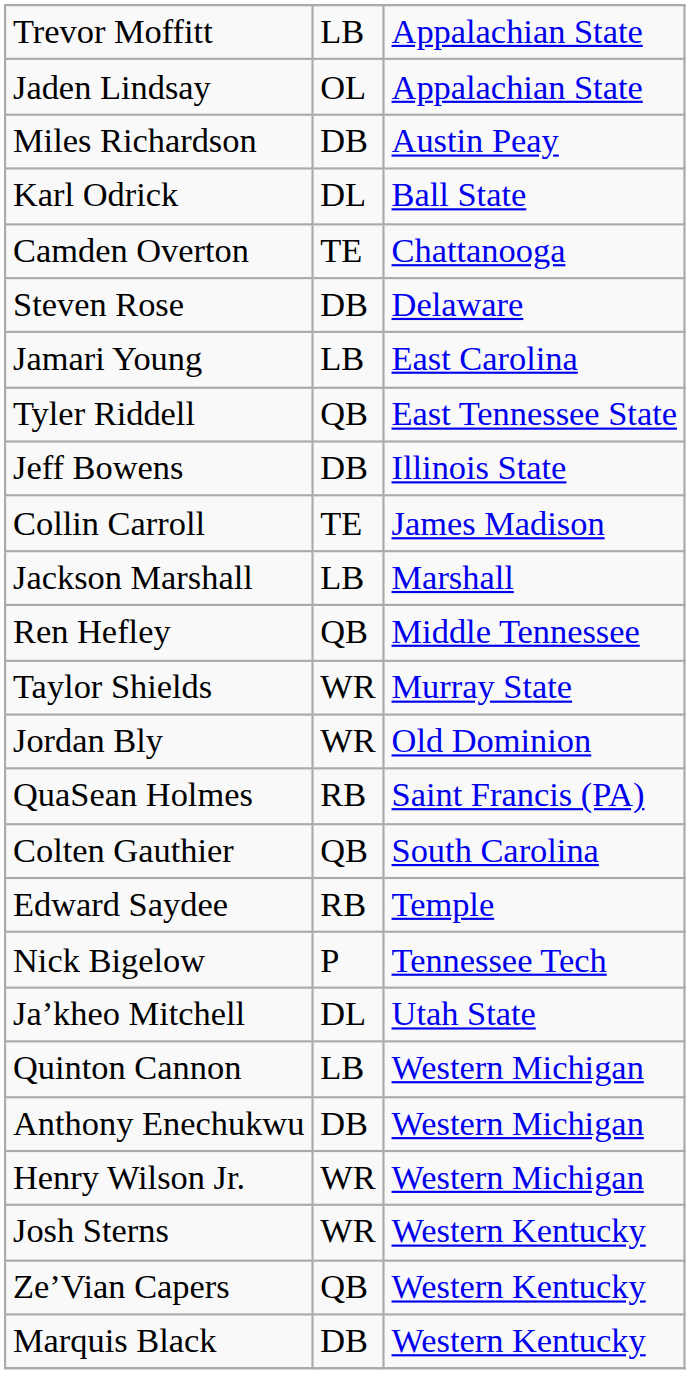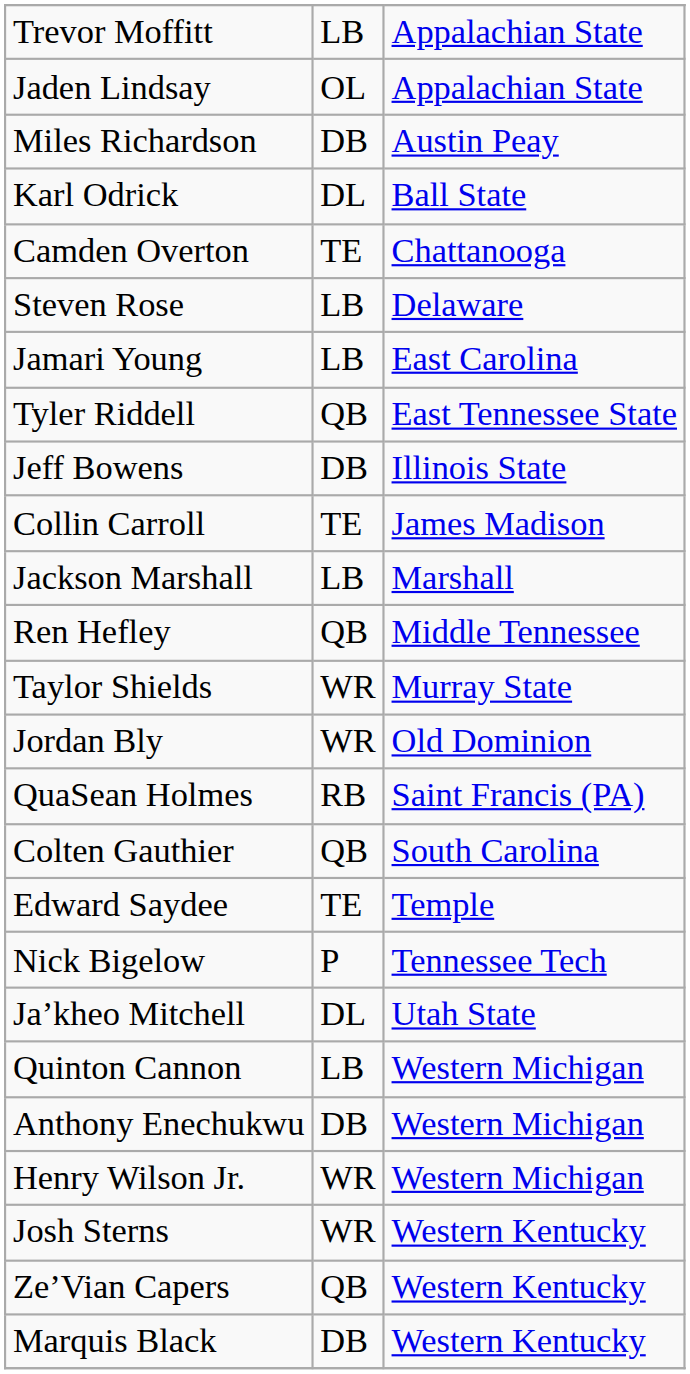(344, 304) DB -> (342, 304) LB
(343, 904) RB -> (341, 904) TE
